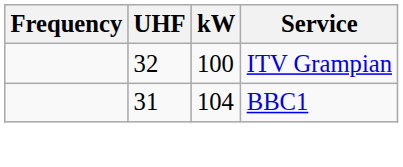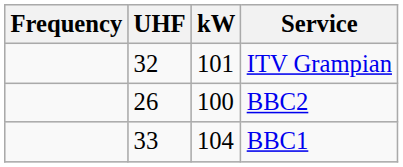(215, 63) 100 -> (215, 63) 101
+ row: (278, 102)
(146, 102) 31 -> (146, 141) 33
